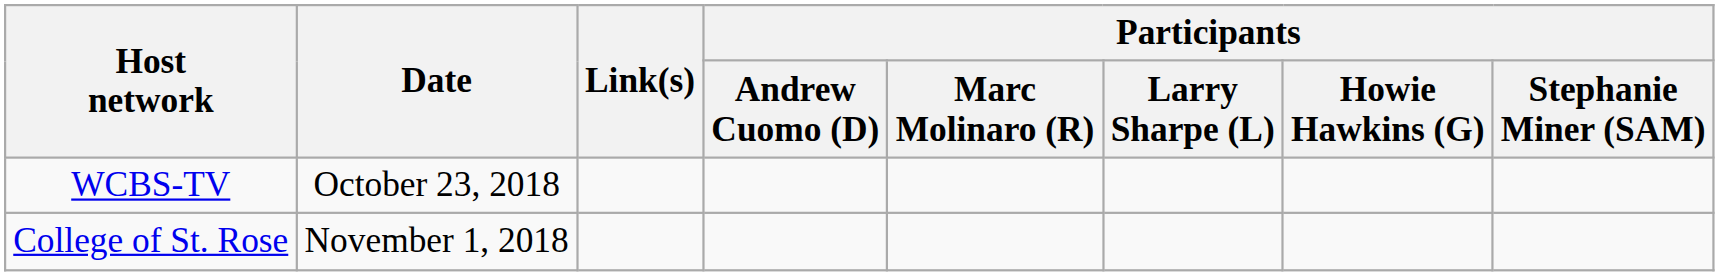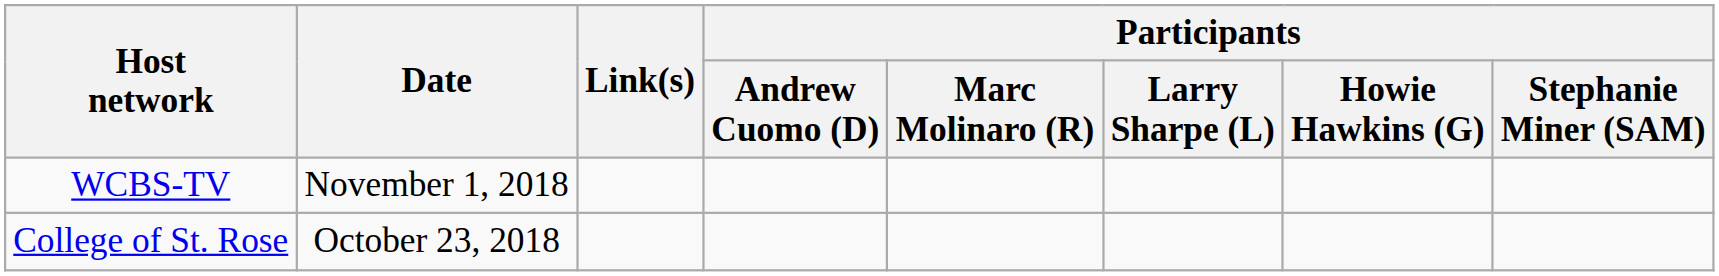(437, 184) October 23, 2018 -> (437, 184) November 1, 2018
(437, 240) November 1, 2018 -> (437, 240) October 23, 2018
